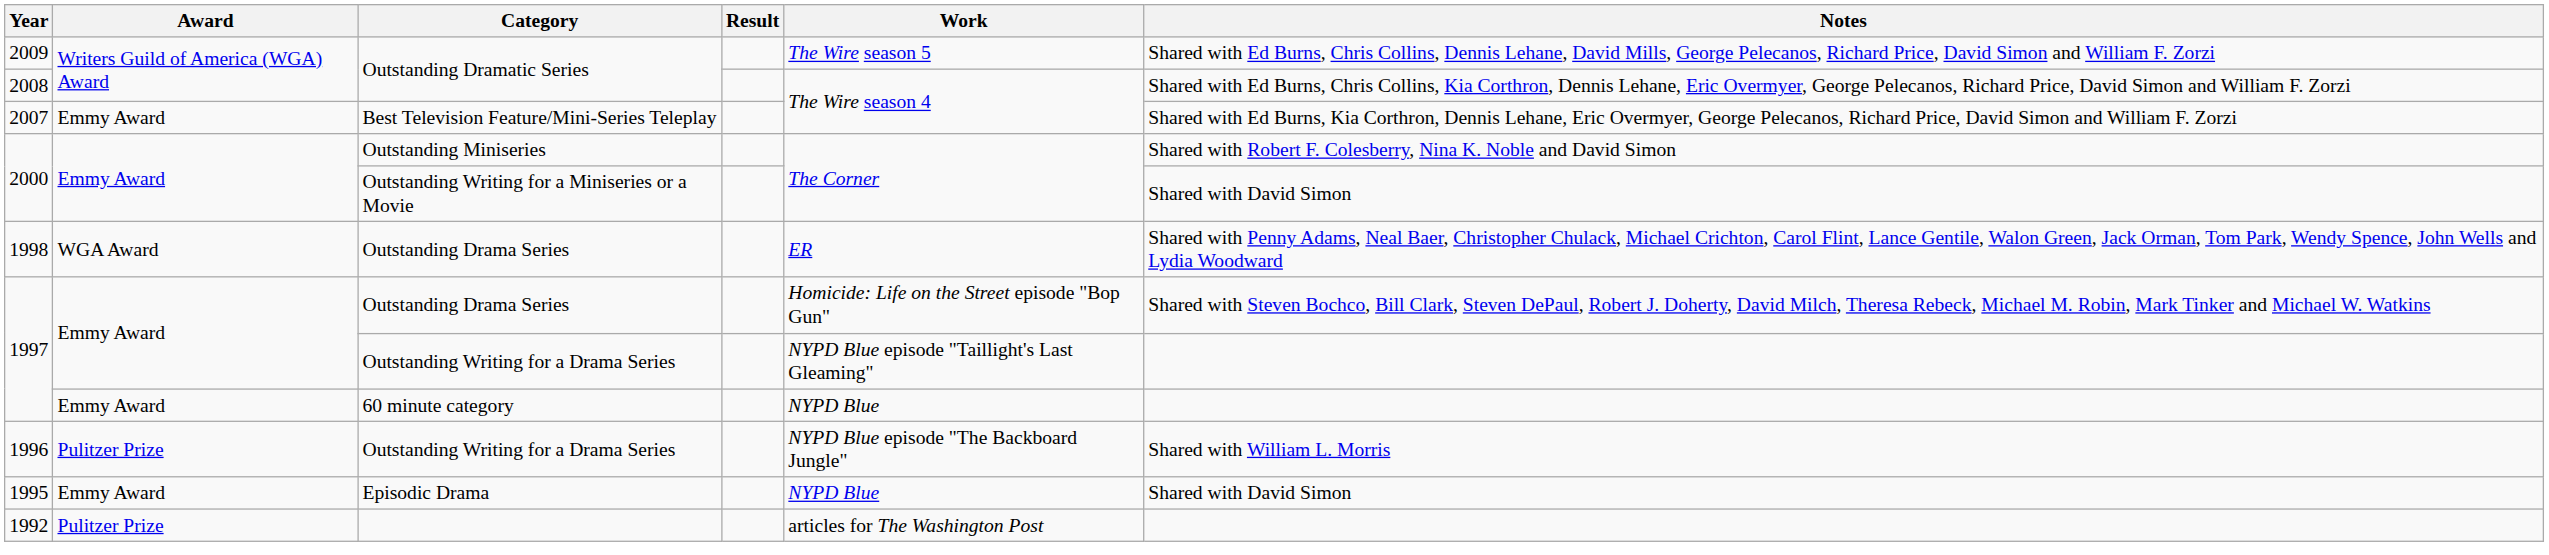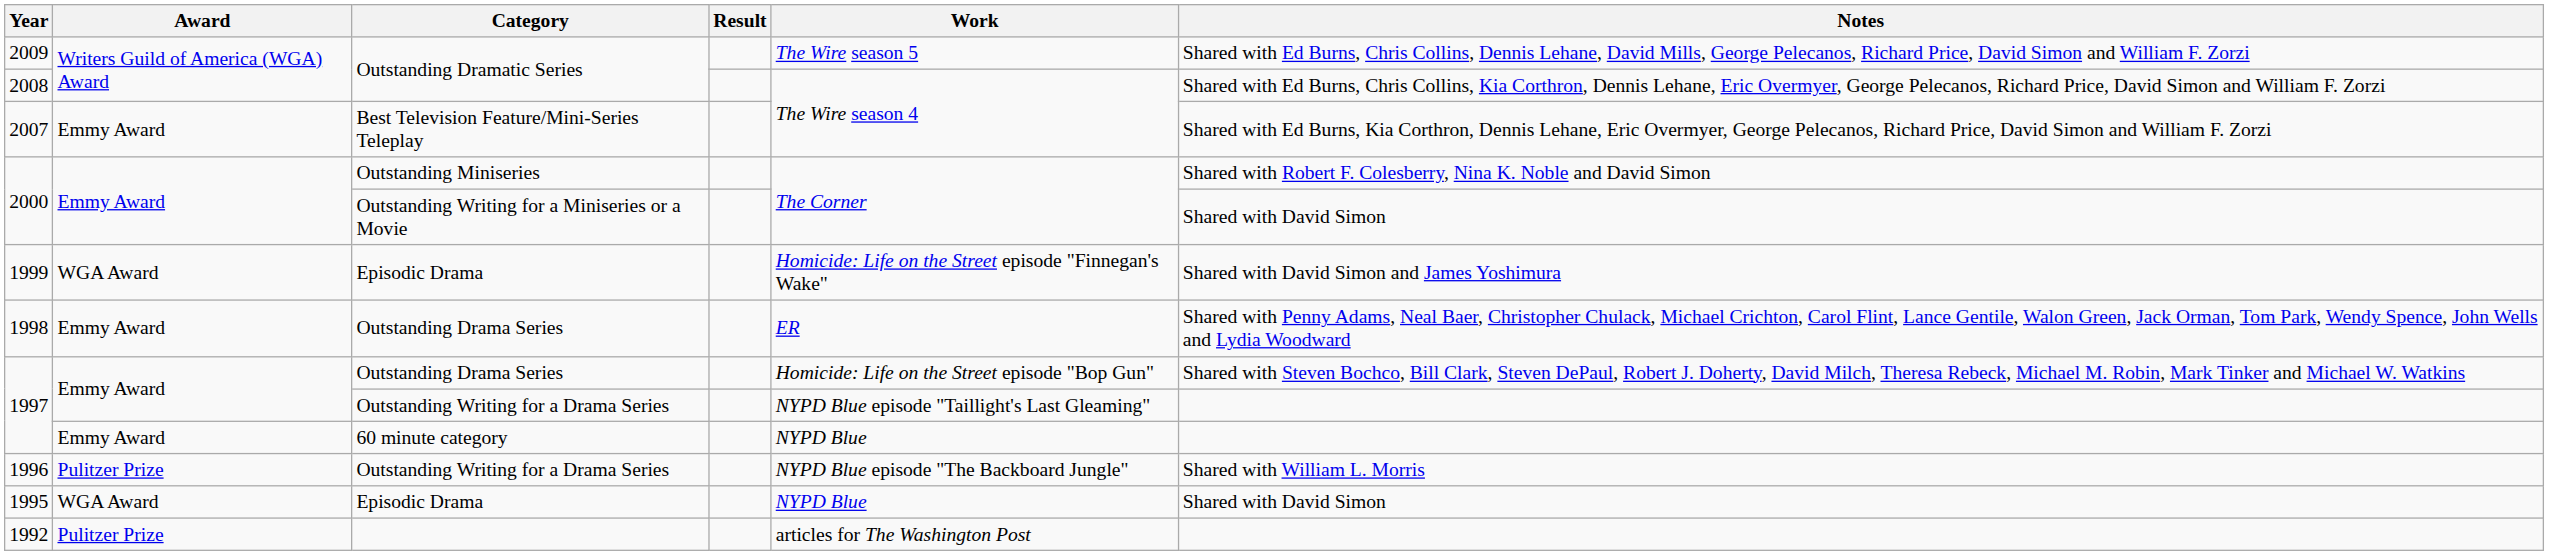+ row: (29, 272)
(108, 249) WGA Award -> (111, 328) Emmy Award
(111, 492) Emmy Award -> (108, 501) WGA Award
